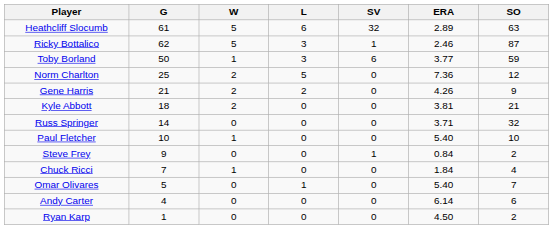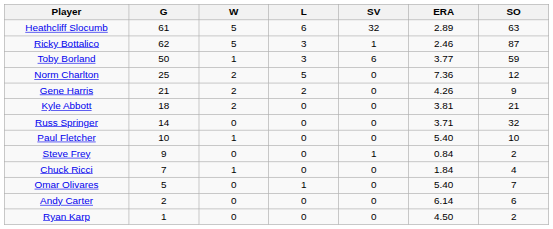(164, 201) 4 -> (164, 201) 2
